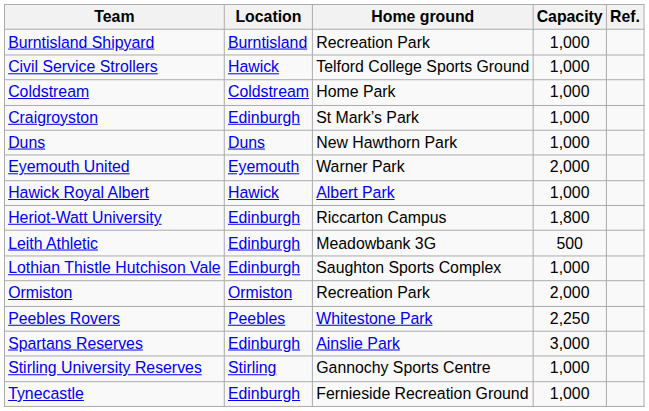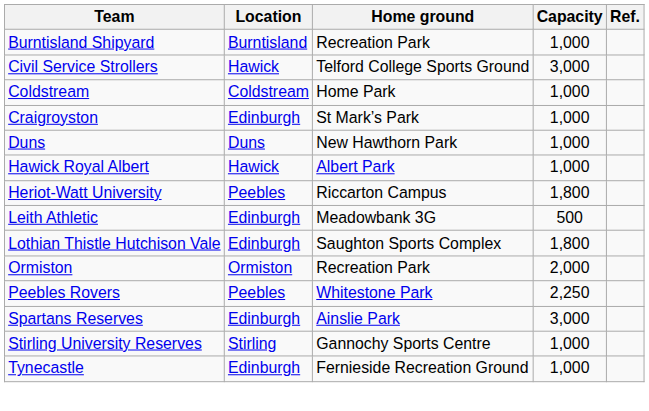(570, 67) 1,000 -> (570, 67) 3,000
- row: (69, 167)
(264, 218) Edinburgh -> (257, 192) Peebles
(570, 268) 1,000 -> (570, 243) 1,800
